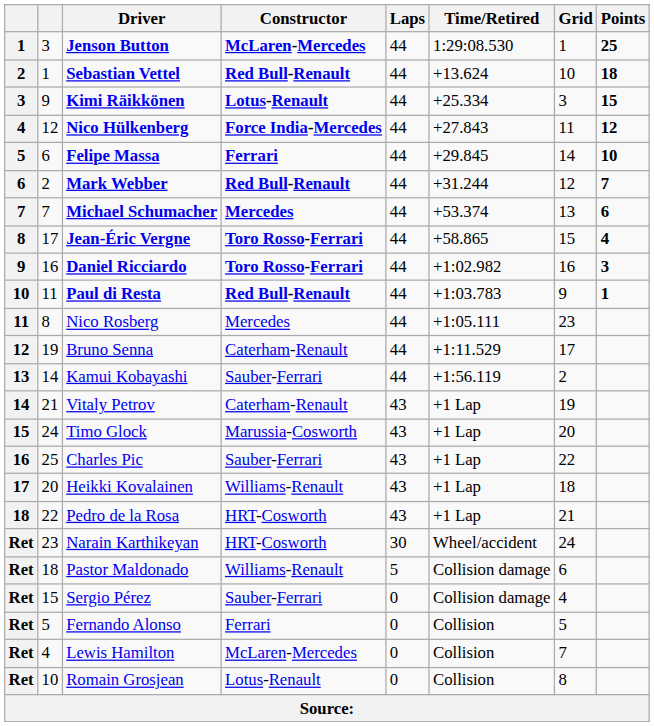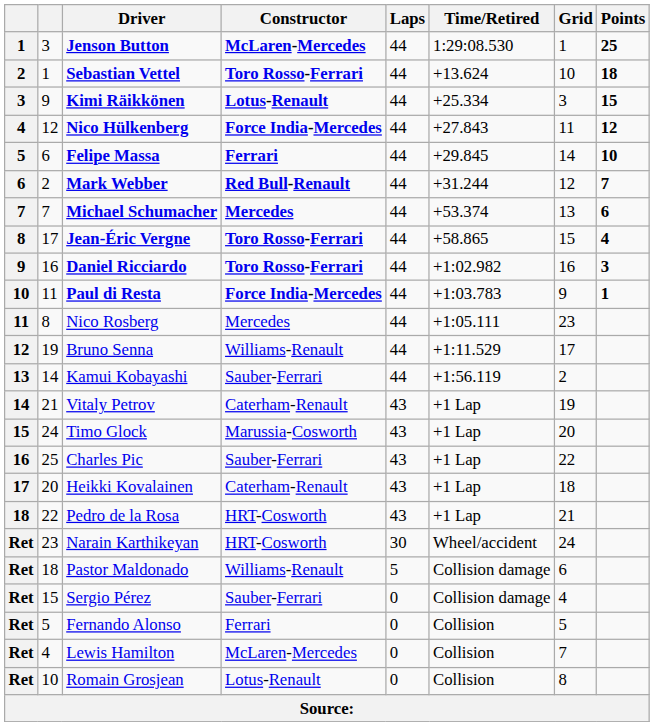(288, 73) Red Bull-Renault -> (294, 73) Toro Rosso-Ferrari
(288, 293) Red Bull-Renault -> (303, 293) Force India-Mercedes
(286, 349) Caterham-Renault -> (284, 349) Williams-Renault
(284, 487) Williams-Renault -> (286, 487) Caterham-Renault
